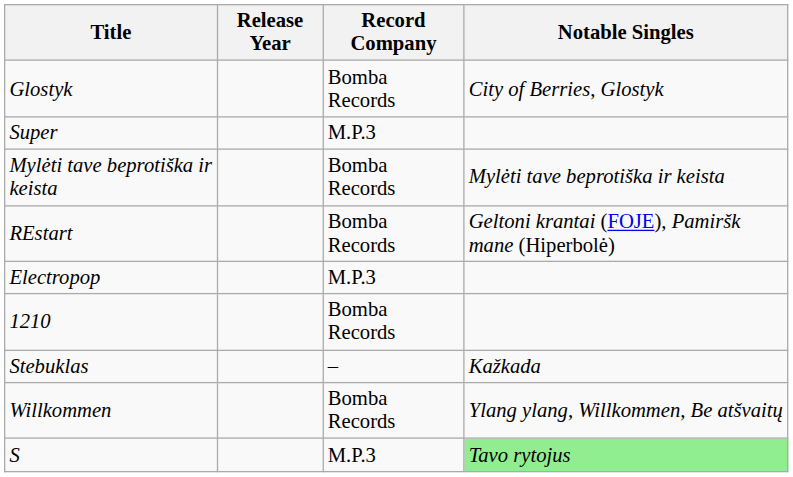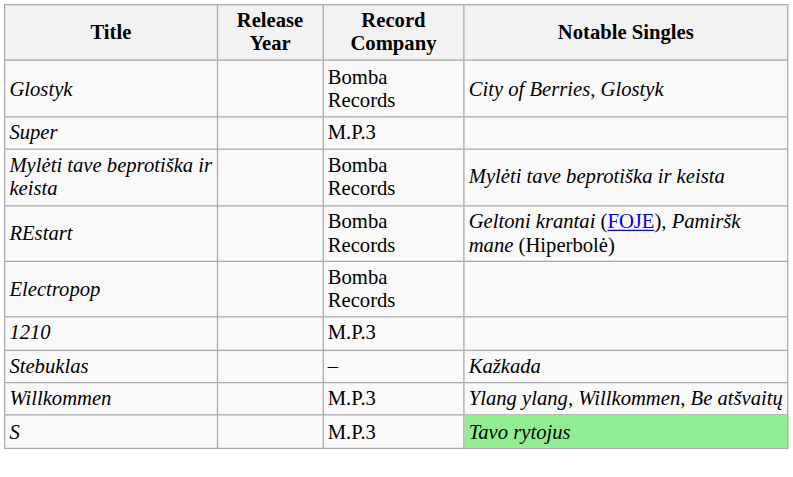(352, 277) M.P.3 -> (362, 289) Bomba Records
(362, 321) Bomba Records -> (352, 333) M.P.3
(362, 410) Bomba Records -> (352, 398) M.P.3
